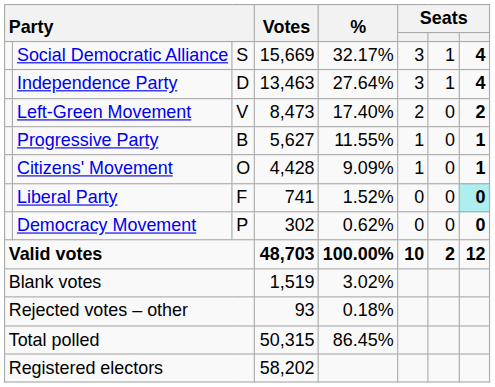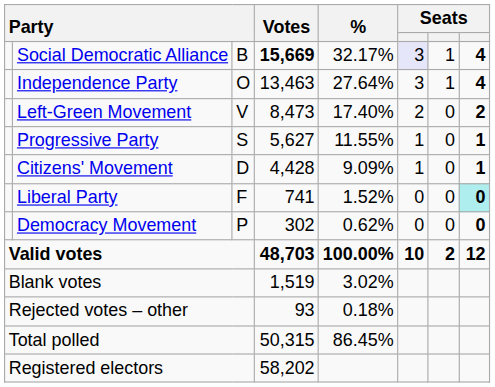(242, 55) S -> (242, 55) B
(287, 55) normal -> (287, 55) bold
(419, 55) no background -> (419, 55) lavender background
(243, 83) D -> (243, 83) O
(242, 140) B -> (242, 140) S
(243, 169) O -> (243, 169) D
